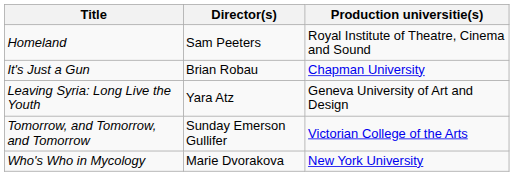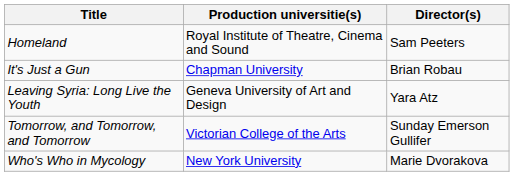columns swapped: (244, 14) <-> (407, 14)
